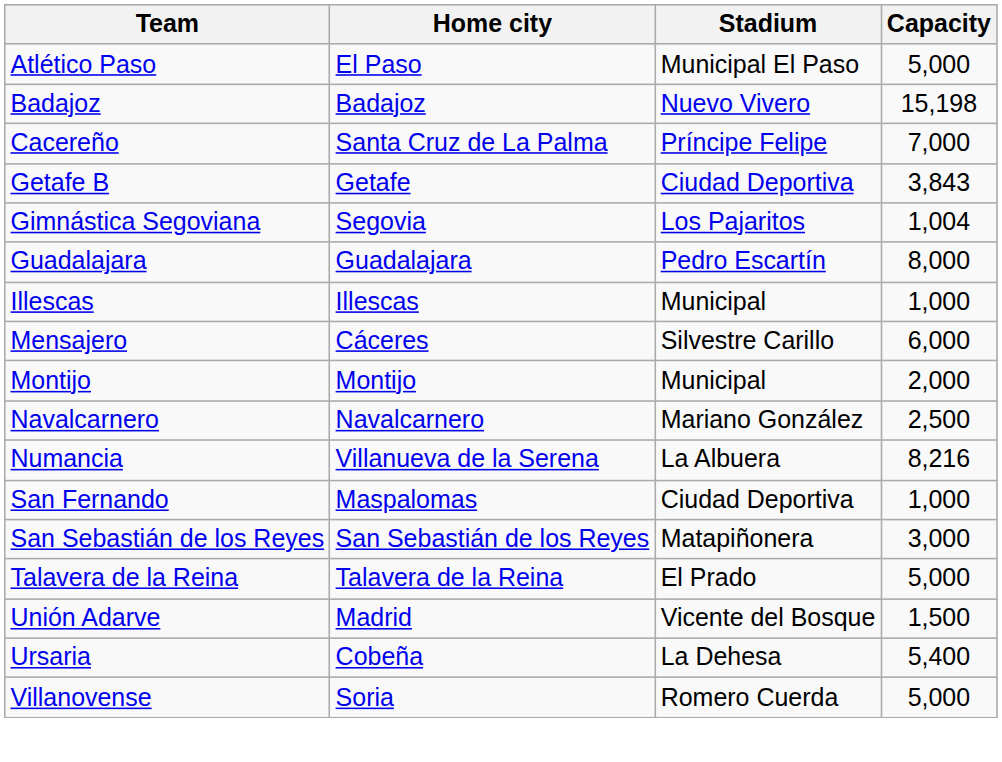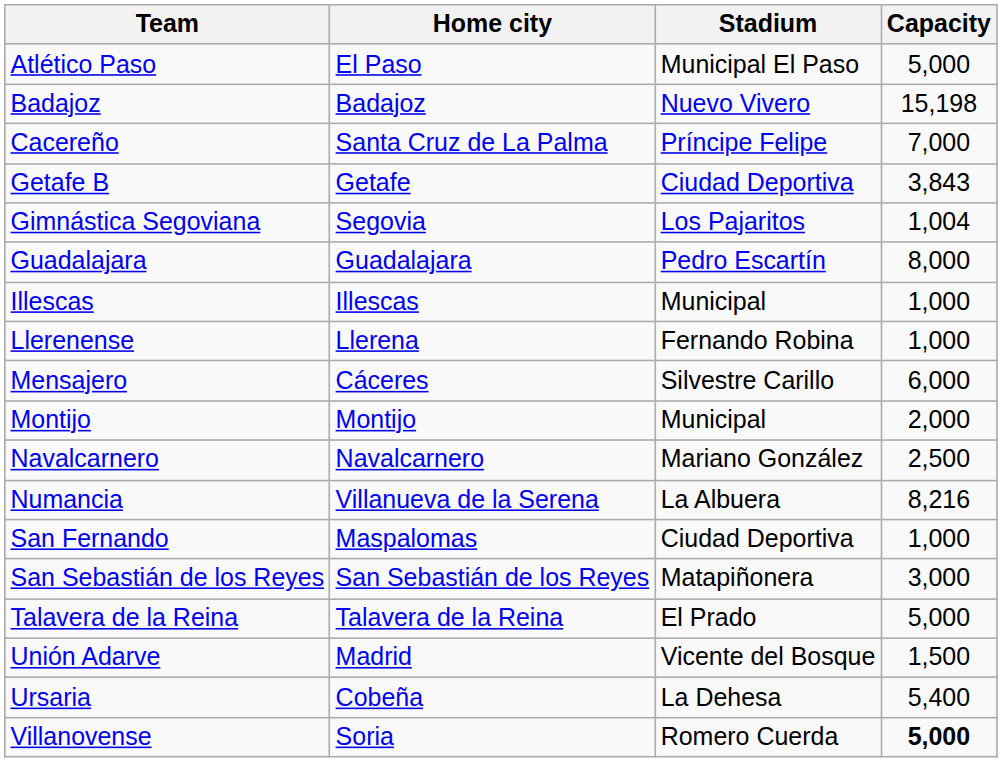+ row: (72, 340)
(939, 697) normal -> (939, 736) bold
